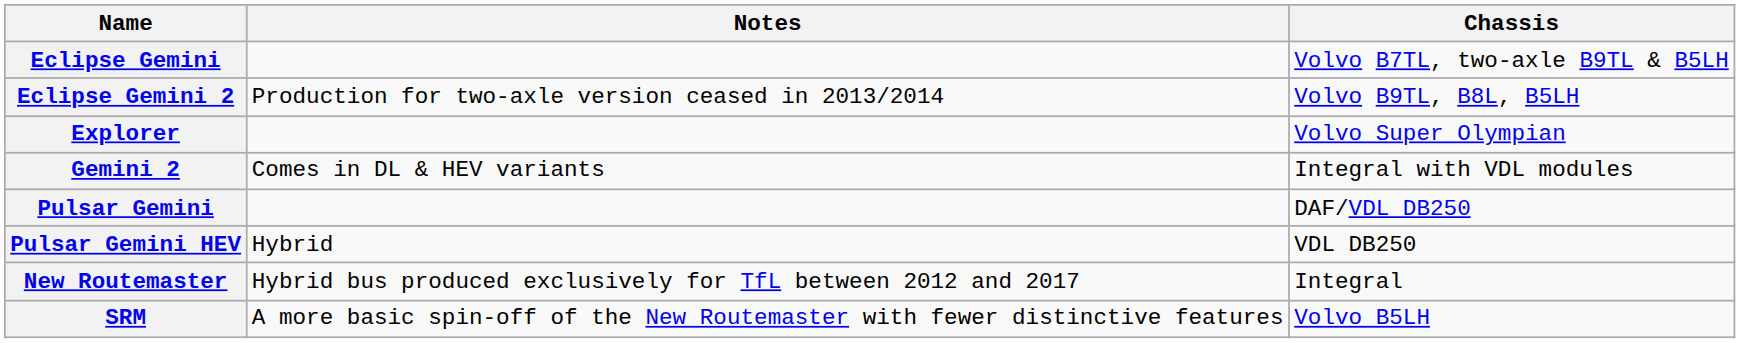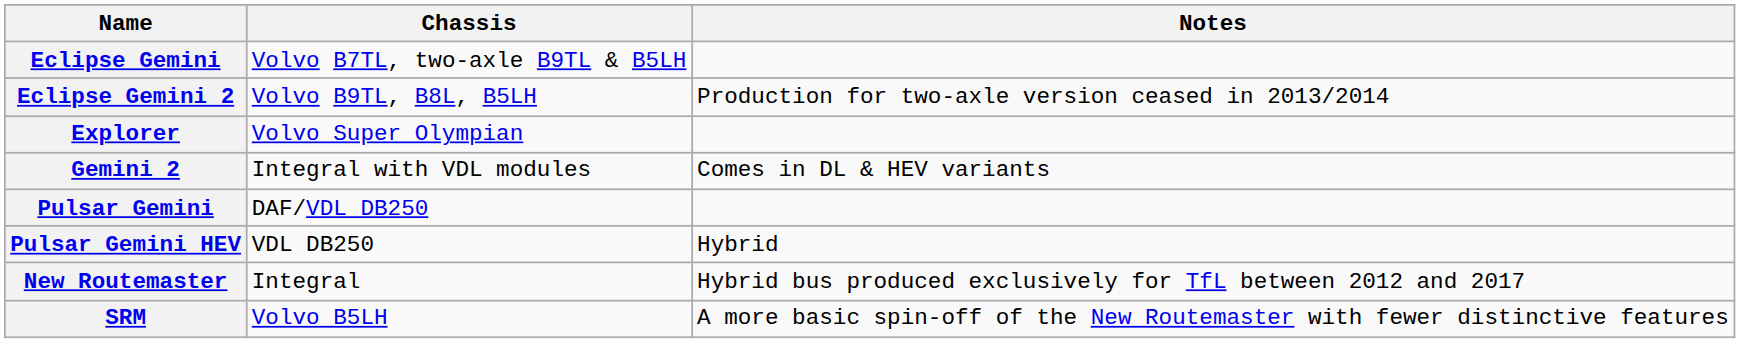columns swapped: (1511, 23) <-> (768, 23)
